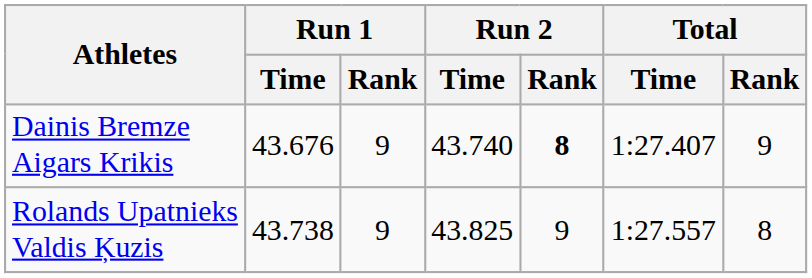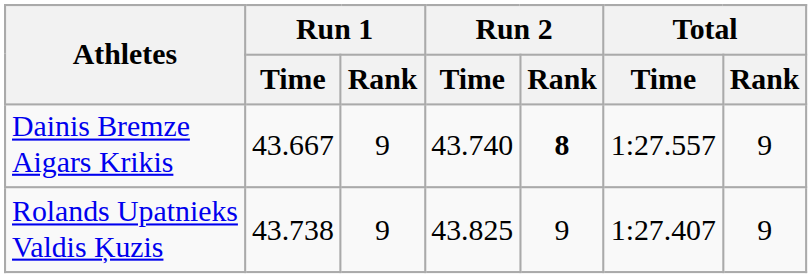(293, 145) 43.676 -> (293, 145) 43.667
(663, 145) 1:27.407 -> (663, 145) 1:27.557
(663, 229) 1:27.557 -> (663, 229) 1:27.407
(765, 229) 8 -> (765, 229) 9
